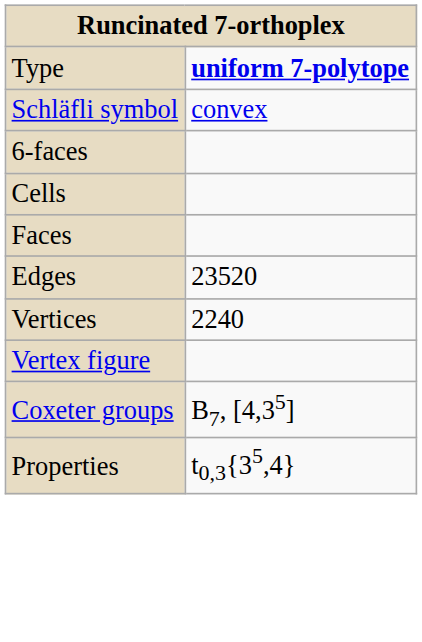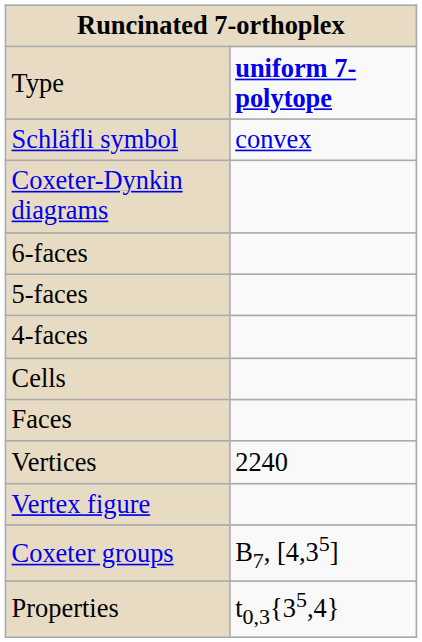+ row: (97, 195)
+ row: (50, 294)
+ row: (50, 336)
- row: (44, 277)
